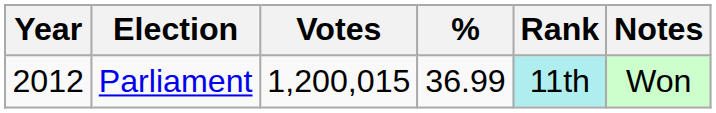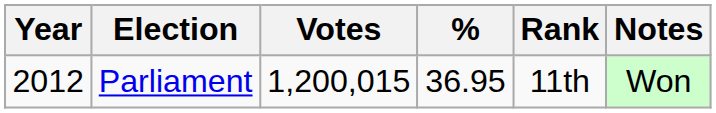(465, 81) 36.99 -> (465, 81) 36.95
(560, 81) paleturquoise background -> (560, 81) no background
